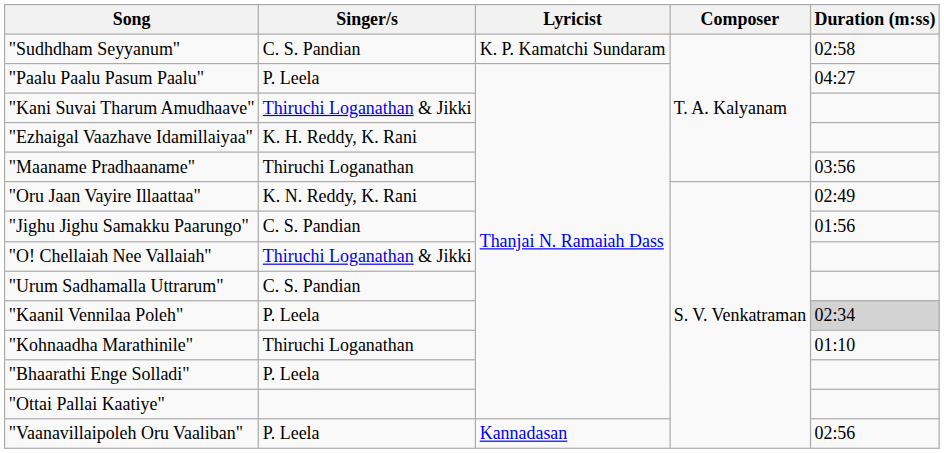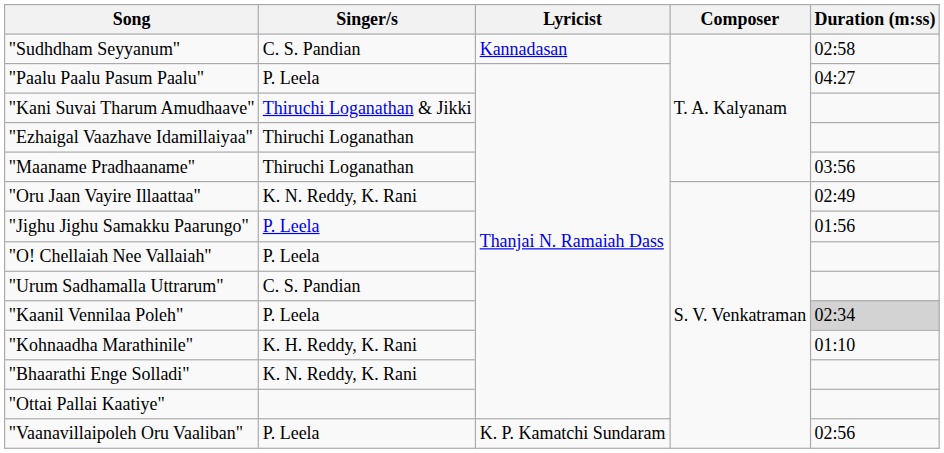(573, 49) K. P. Kamatchi Sundaram -> (523, 49) Kannadasan
(340, 137) K. H. Reddy, K. Rani -> (338, 137) Thiruchi Loganathan
(312, 226) C. S. Pandian -> (291, 226) P. Leela
(367, 256) Thiruchi Loganathan & Jikki -> (291, 256) P. Leela
(338, 344) Thiruchi Loganathan -> (340, 344) K. H. Reddy, K. Rani
(291, 374) P. Leela -> (340, 374) K. N. Reddy, K. Rani
(523, 433) Kannadasan -> (573, 433) K. P. Kamatchi Sundaram
